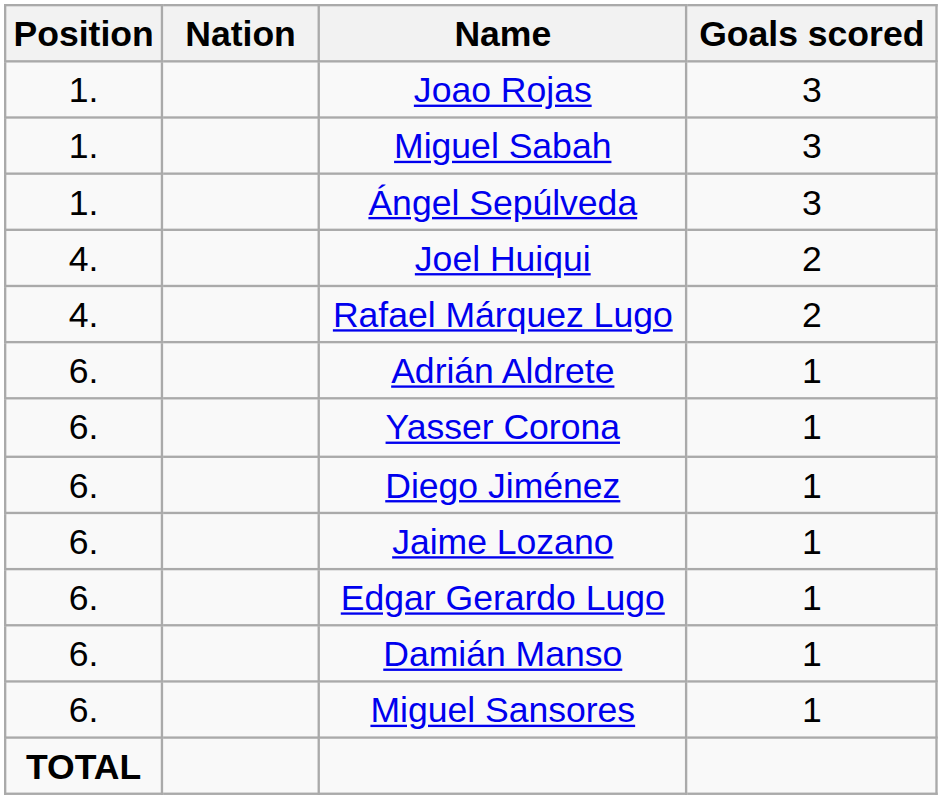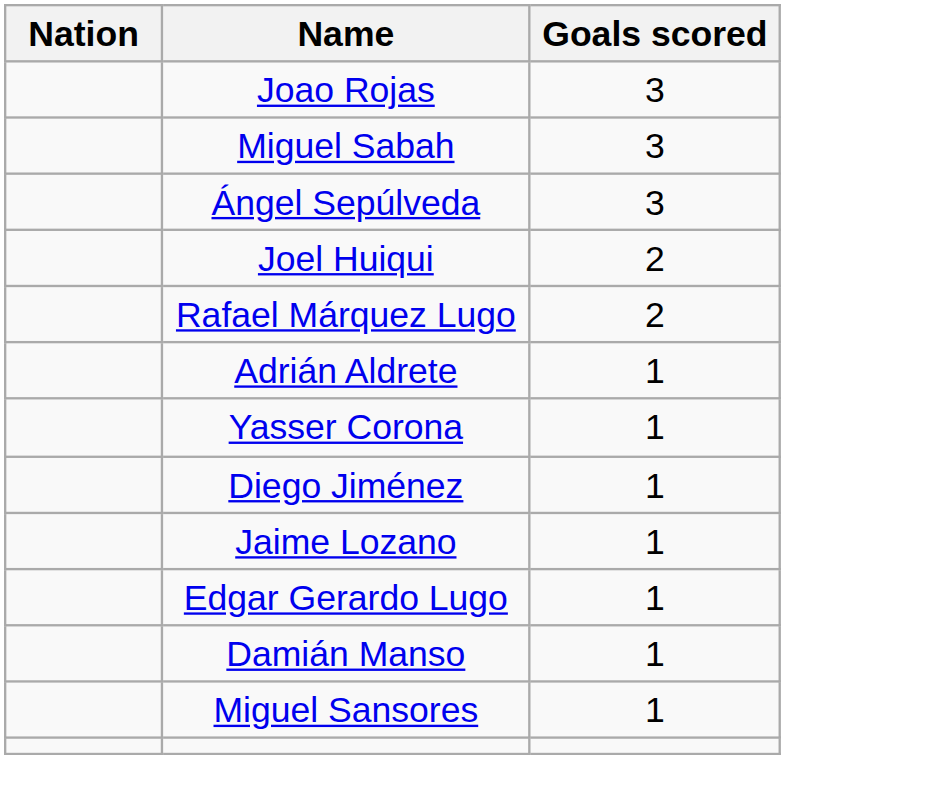- column: (84, 34)
